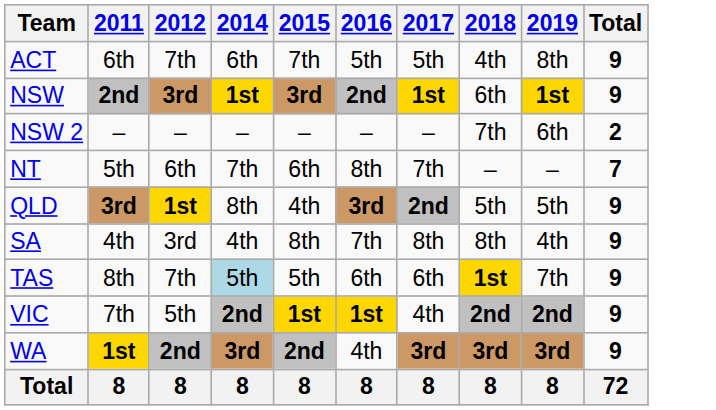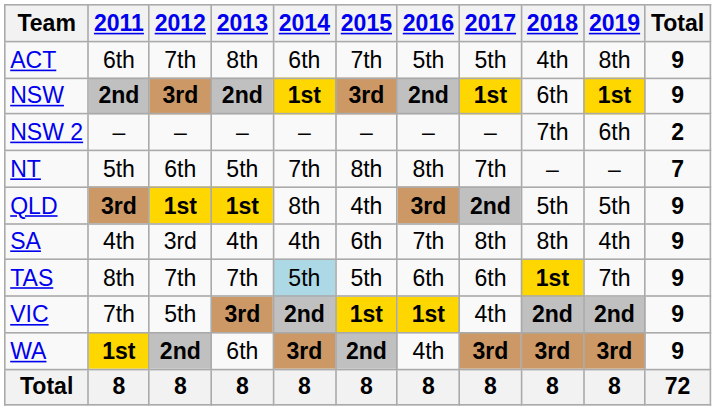+ column: (242, 23)
(304, 169) 6th -> (366, 169) 8th
(304, 242) 8th -> (366, 242) 6th
